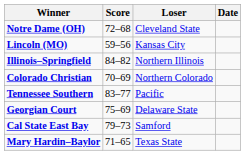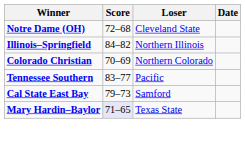- row: (37, 45)
- row: (42, 110)
(118, 142) no background -> (118, 110) lavender background
